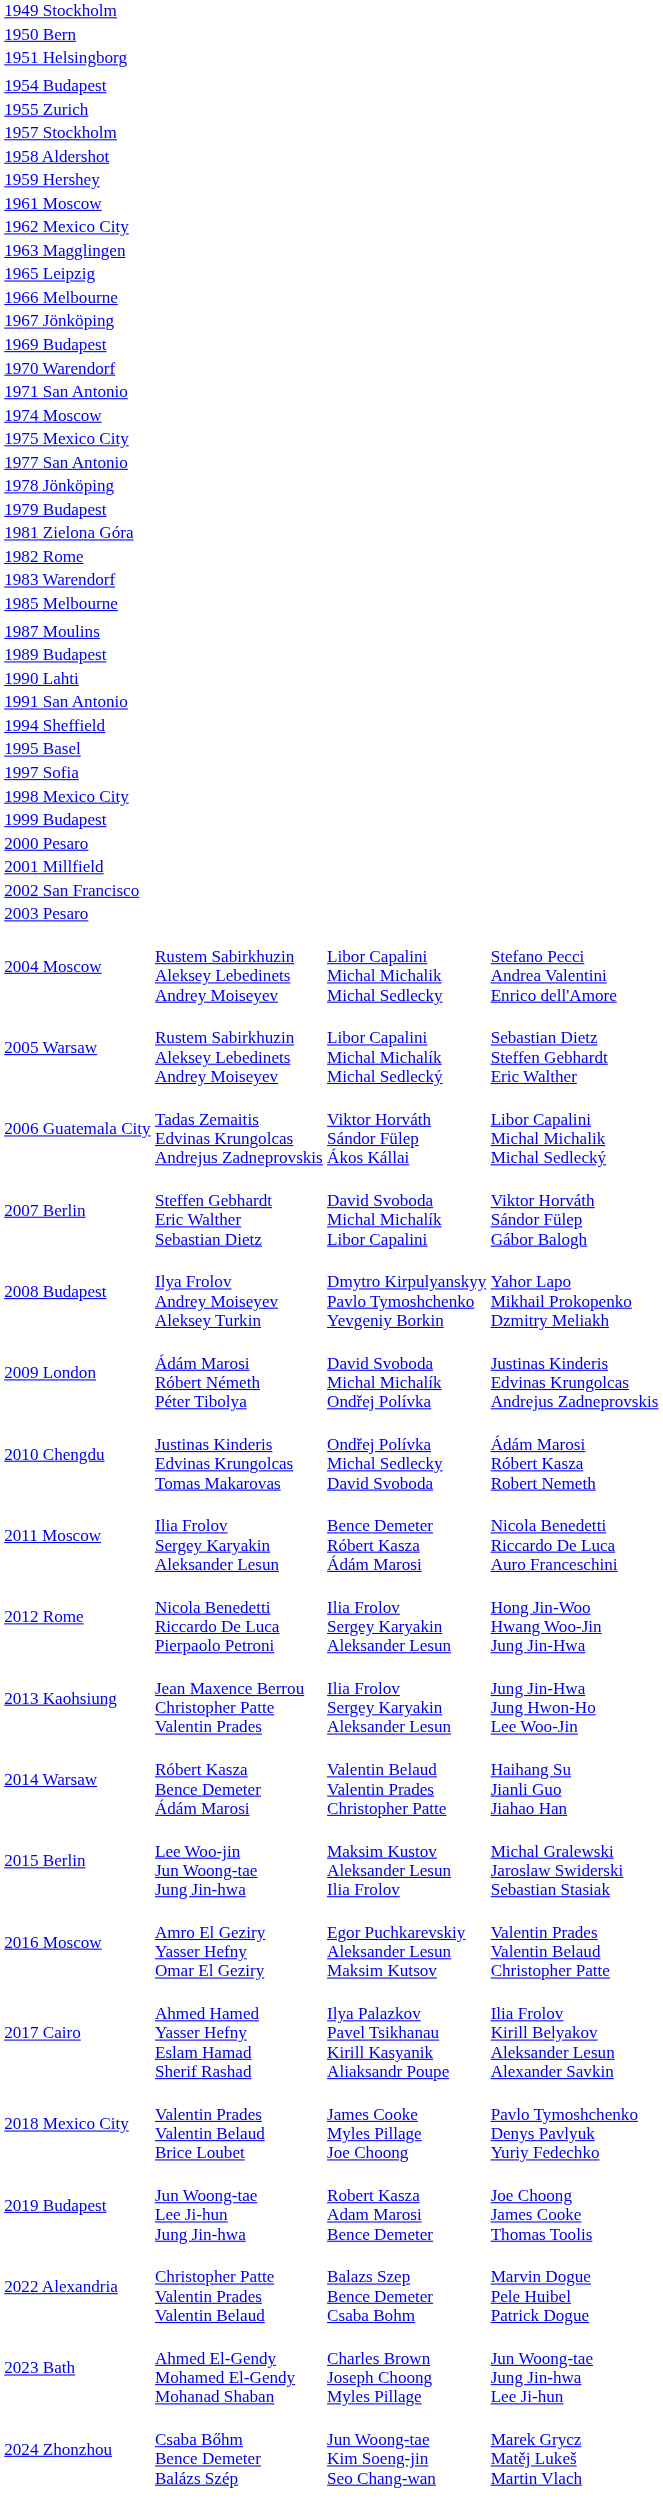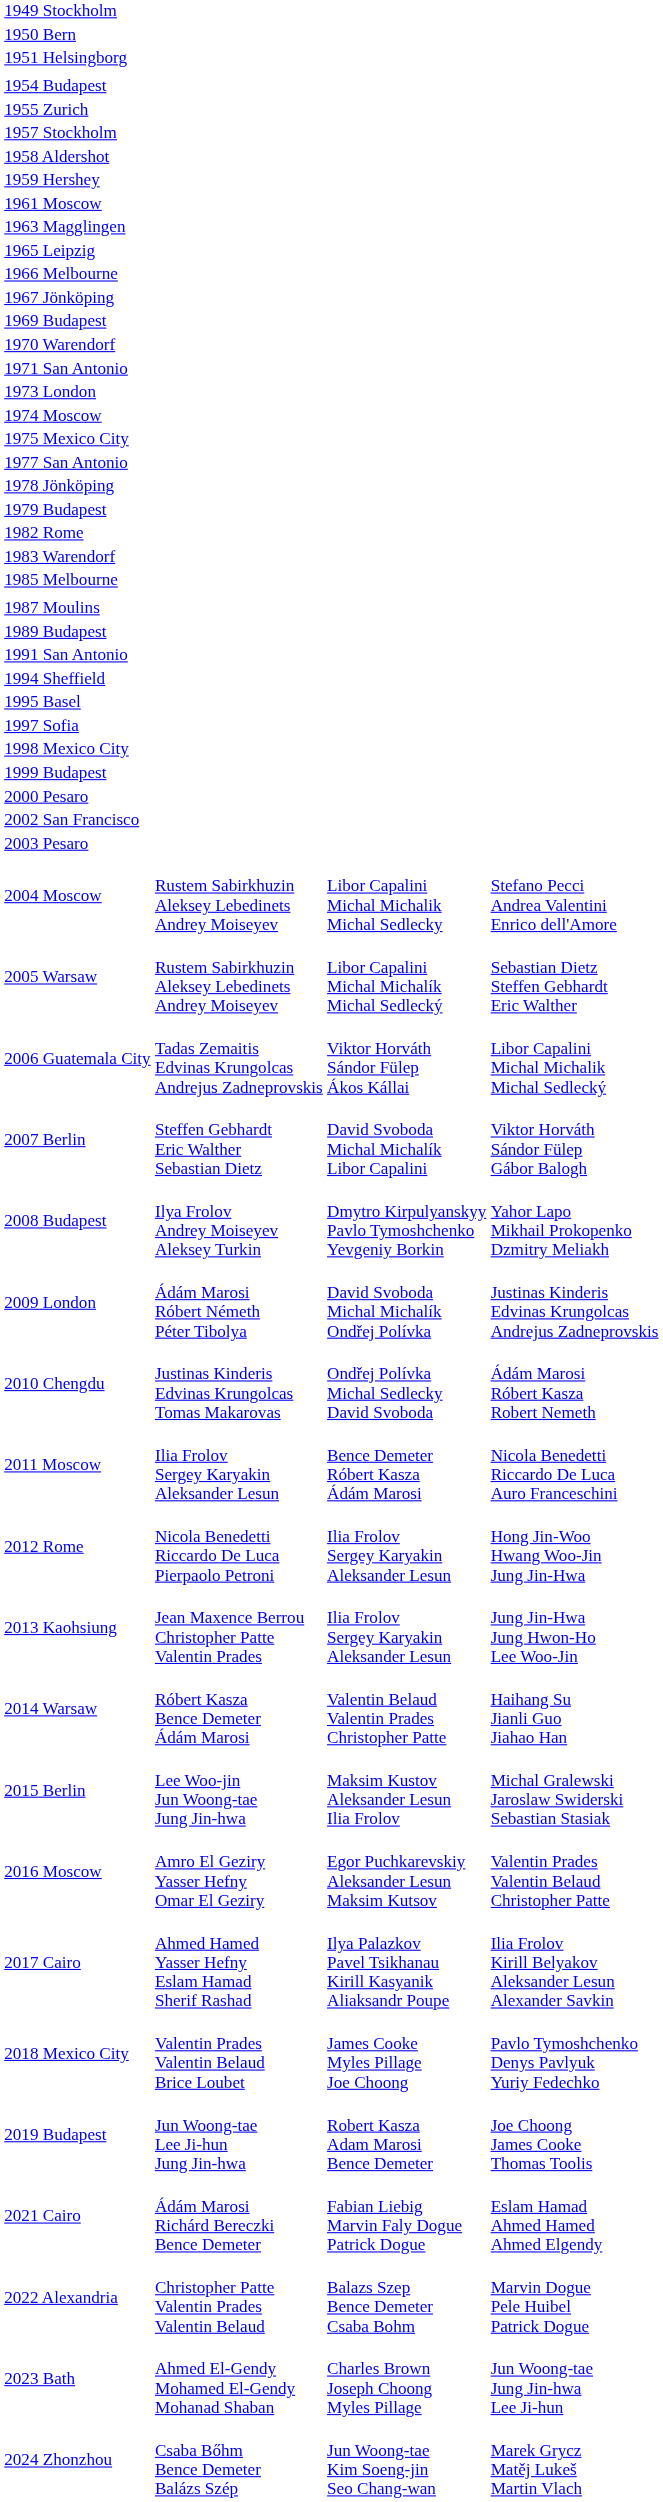- row: (67, 226)
+ row: (50, 391)
- row: (69, 532)
- row: (42, 678)
- row: (54, 866)
+ row: (42, 2216)
